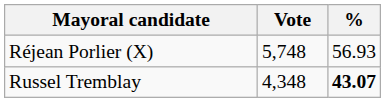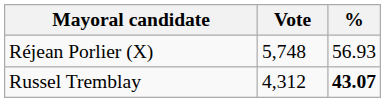(284, 81) 4,348 -> (284, 81) 4,312
